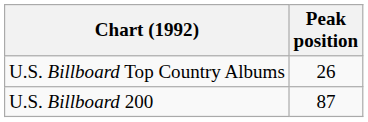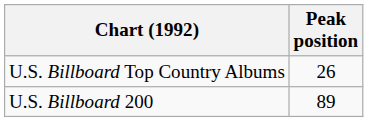(326, 101) 87 -> (326, 101) 89
